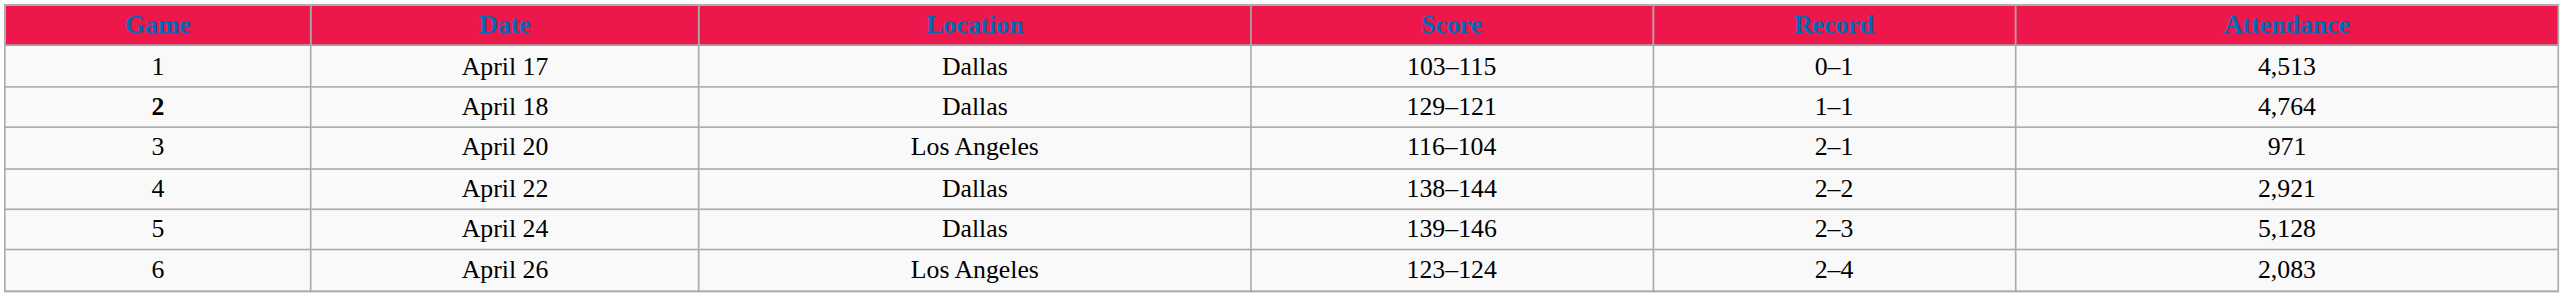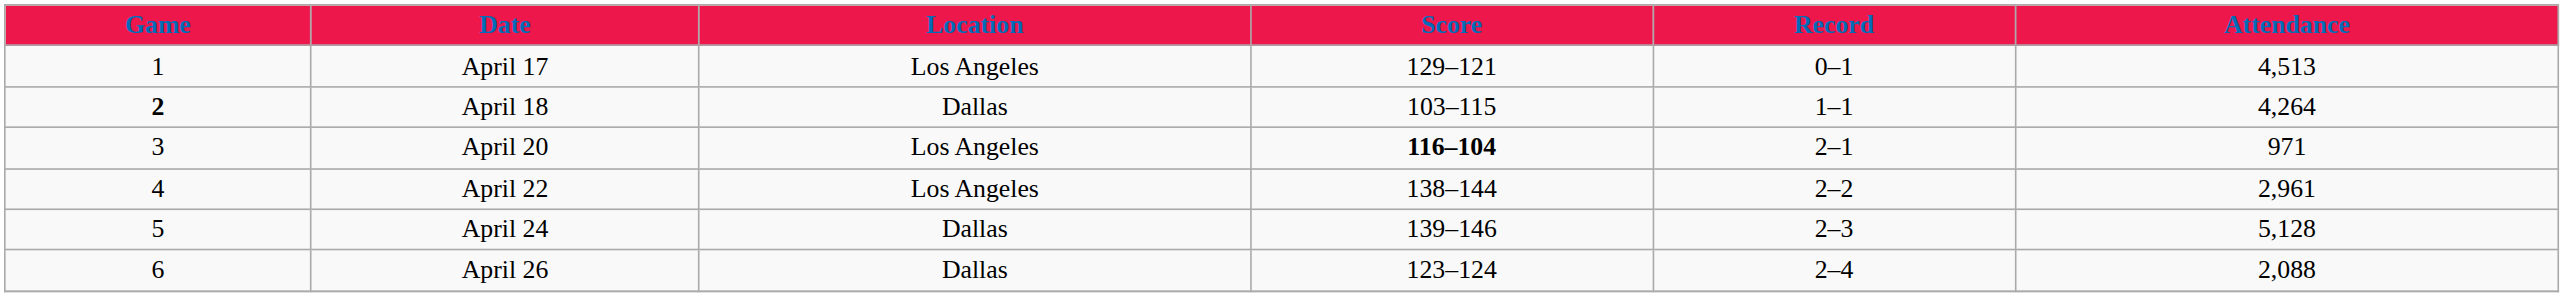(975, 65) Dallas -> (975, 65) Los Angeles
(1452, 65) 103–115 -> (1452, 65) 129–121
(1452, 106) 129–121 -> (1452, 106) 103–115
(2287, 106) 4,764 -> (2287, 106) 4,264
(1452, 147) normal -> (1452, 147) bold
(975, 188) Dallas -> (975, 188) Los Angeles
(2287, 188) 2,921 -> (2287, 188) 2,961
(975, 270) Los Angeles -> (975, 270) Dallas
(2287, 270) 2,083 -> (2287, 270) 2,088
